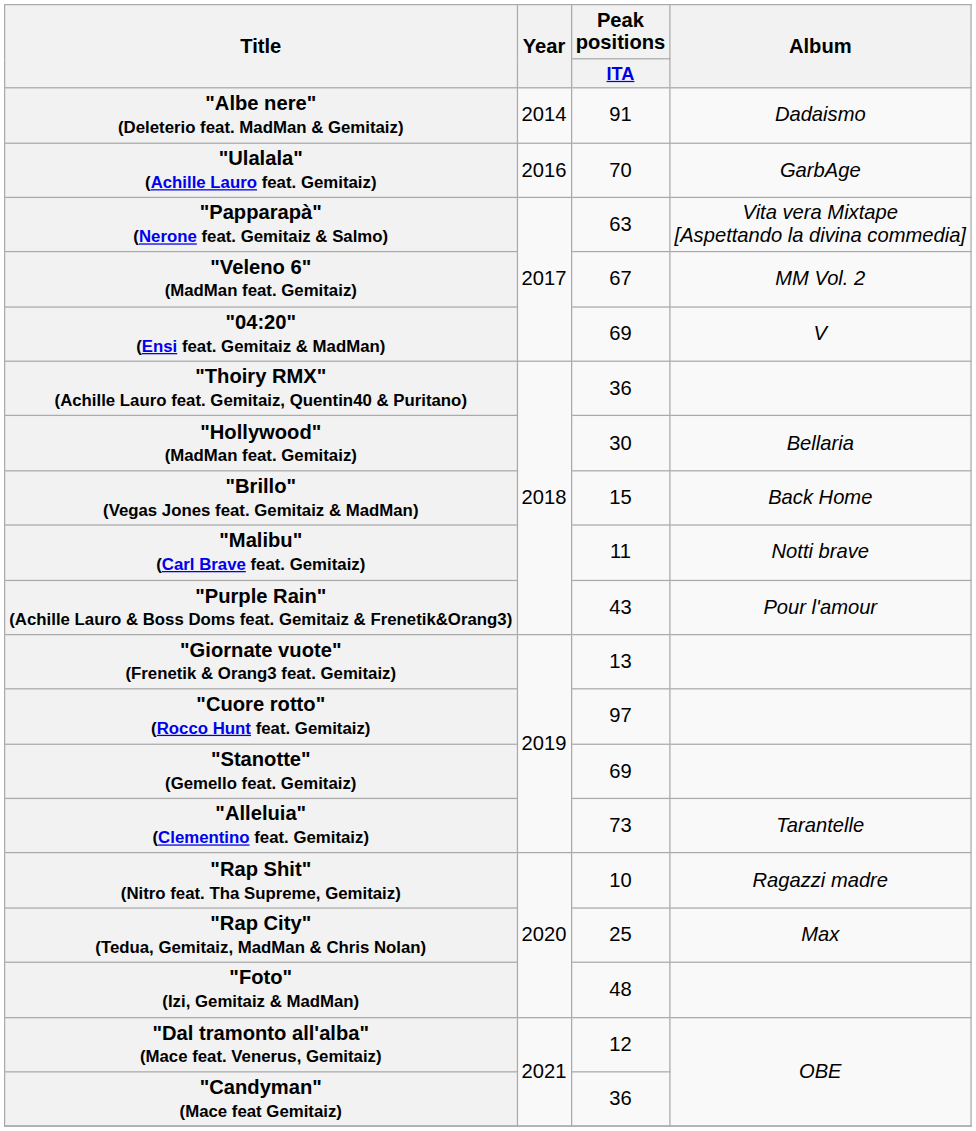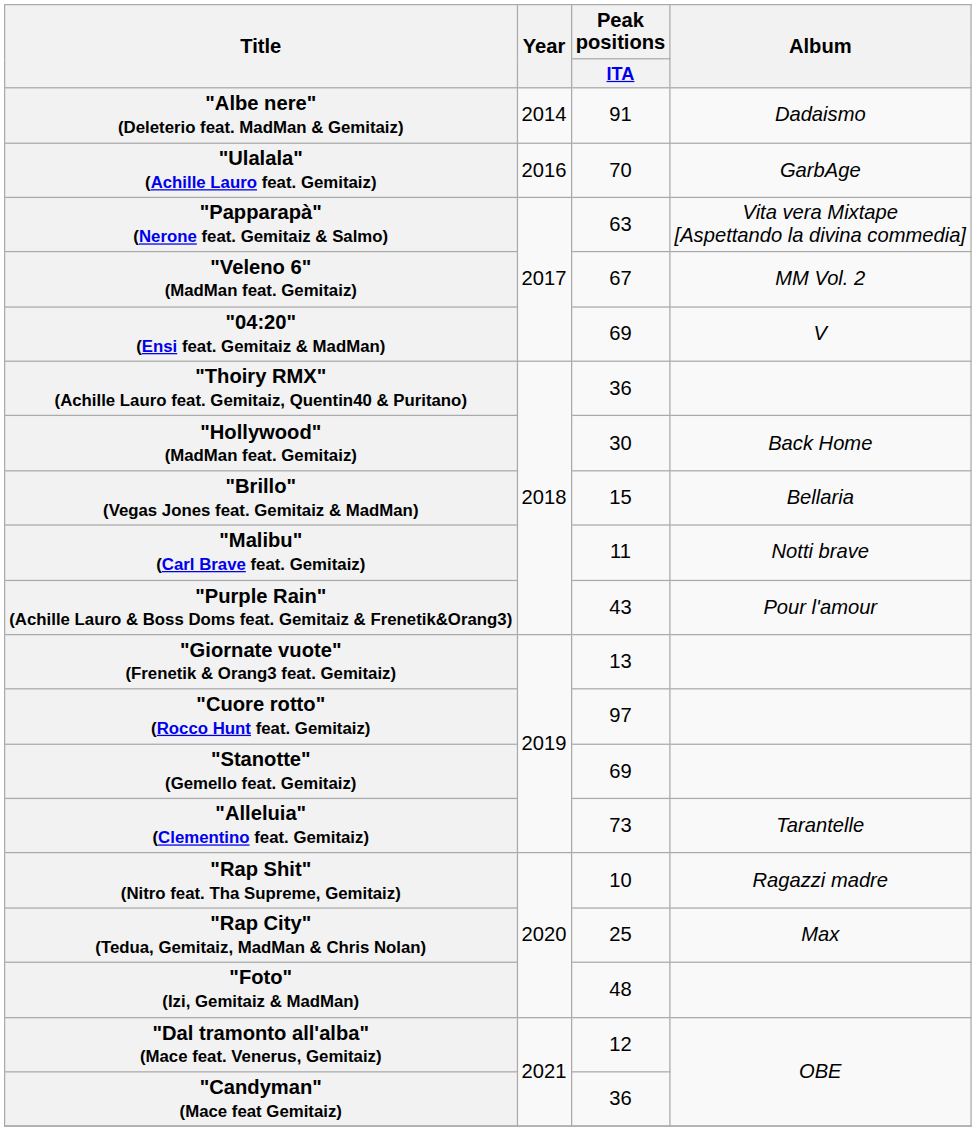(820, 443) Bellaria -> (820, 443) Back Home
(820, 497) Back Home -> (820, 497) Bellaria
